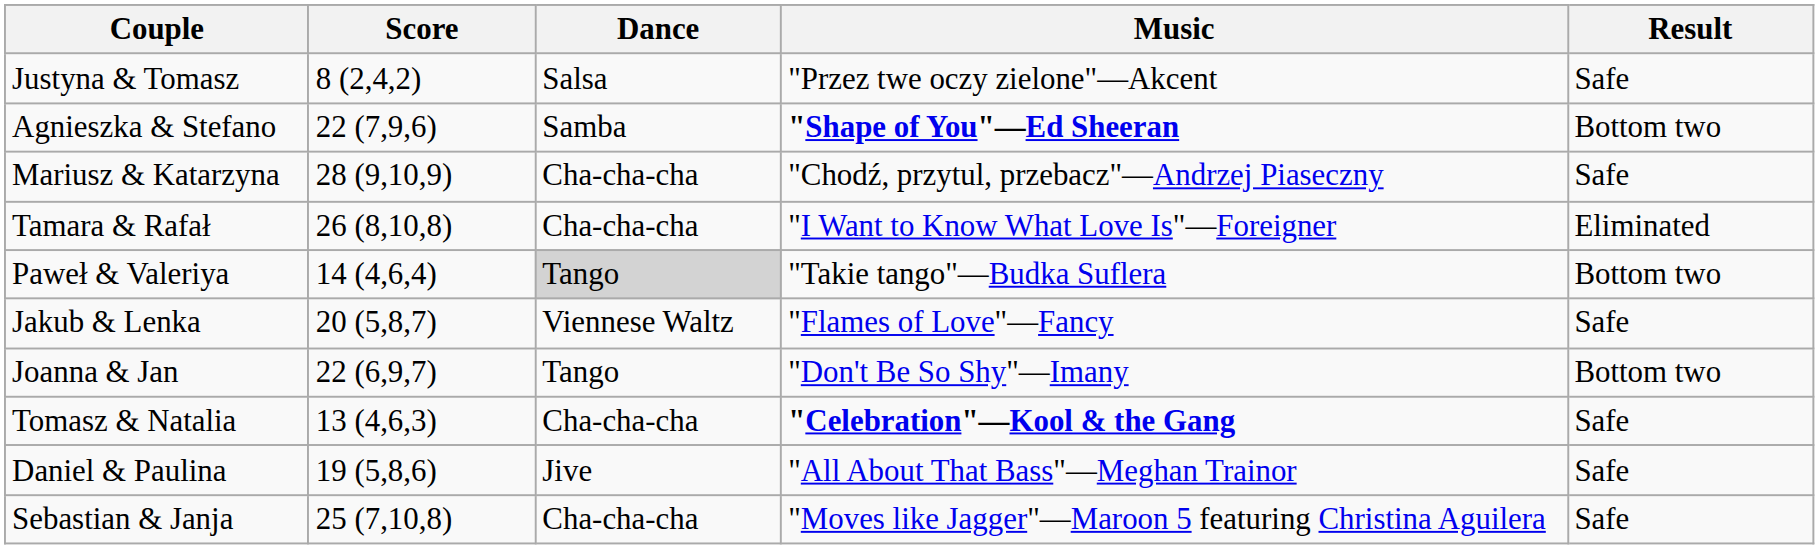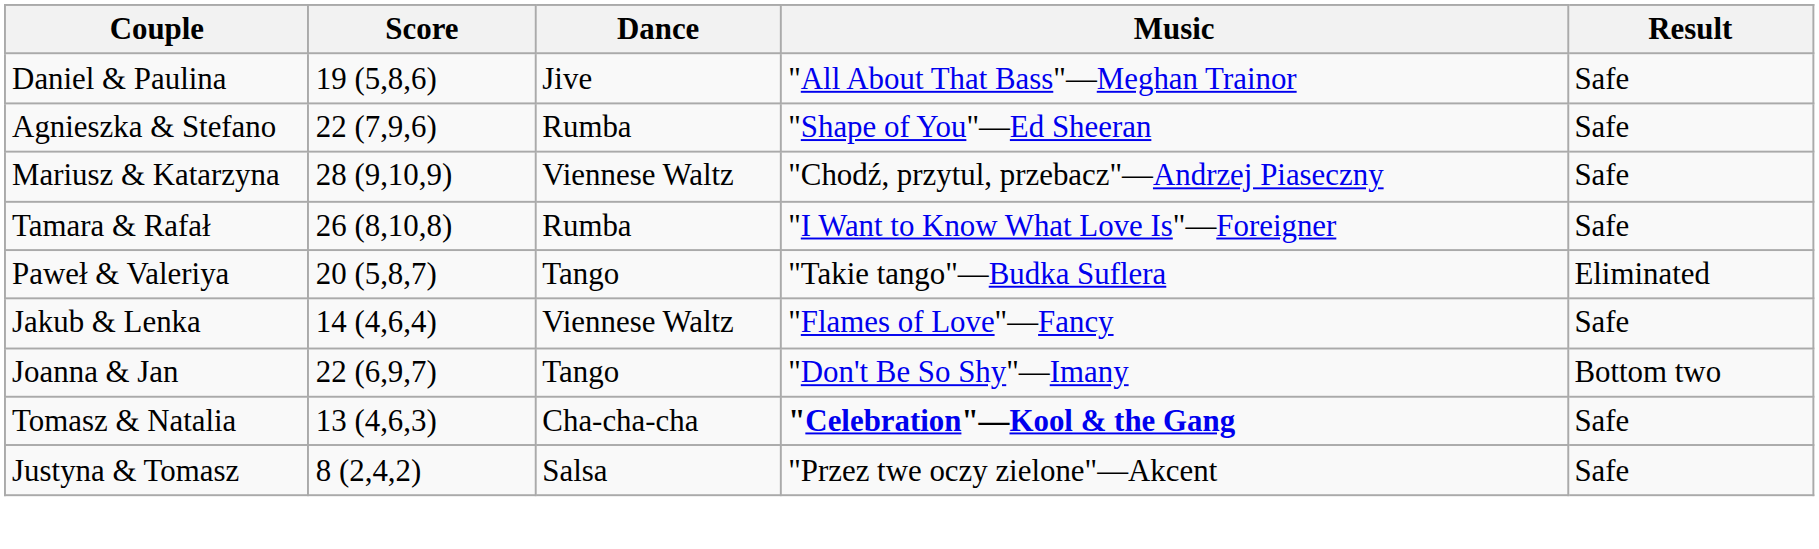rows swapped: (119, 469) <-> (126, 77)
(584, 126) Samba -> (587, 126) Rumba
(984, 126) bold -> (970, 126) normal
(1648, 126) Bottom two -> (1602, 126) Safe
(620, 175) Cha-cha-cha -> (638, 175) Viennese Waltz
(620, 224) Cha-cha-cha -> (587, 224) Rumba
(1642, 224) Eliminated -> (1602, 224) Safe
(376, 273) 14 (4,6,4) -> (376, 273) 20 (5,8,7)
(581, 273) lightgrey background -> (581, 273) no background
(1648, 273) Bottom two -> (1642, 273) Eliminated
(376, 322) 20 (5,8,7) -> (376, 322) 14 (4,6,4)
- row: (123, 518)
